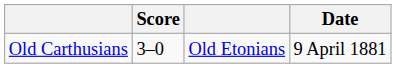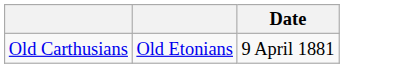- column: (158, 19)
